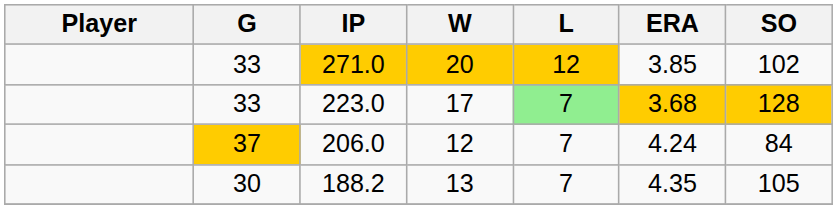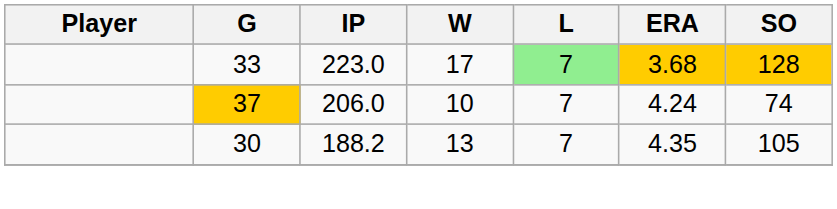- row: (353, 64)
(460, 143) 12 -> (460, 104) 10
(779, 143) 84 -> (779, 104) 74
